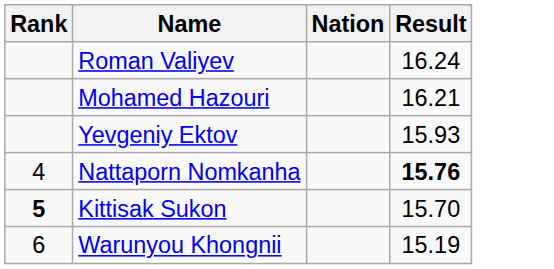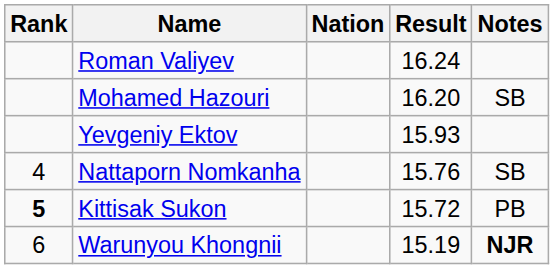+ column: (510, 23)
(431, 98) 16.21 -> (431, 98) 16.20
(431, 172) bold -> (431, 172) normal
(431, 209) 15.70 -> (431, 209) 15.72
